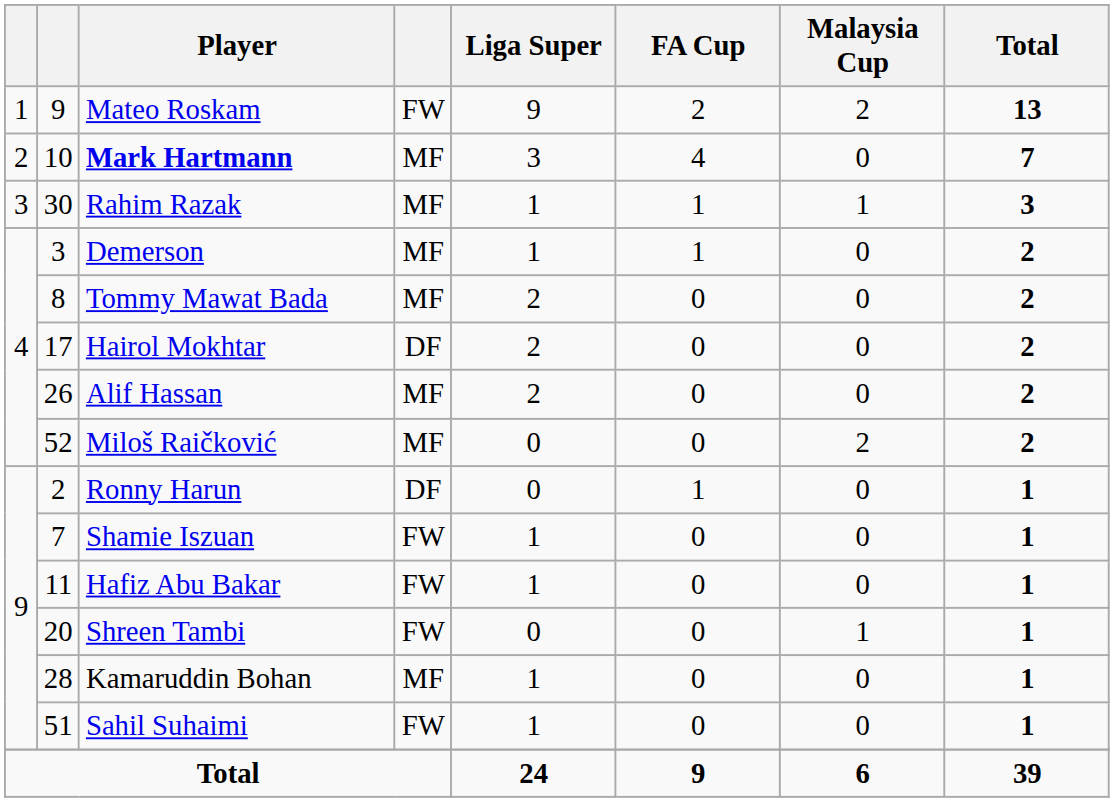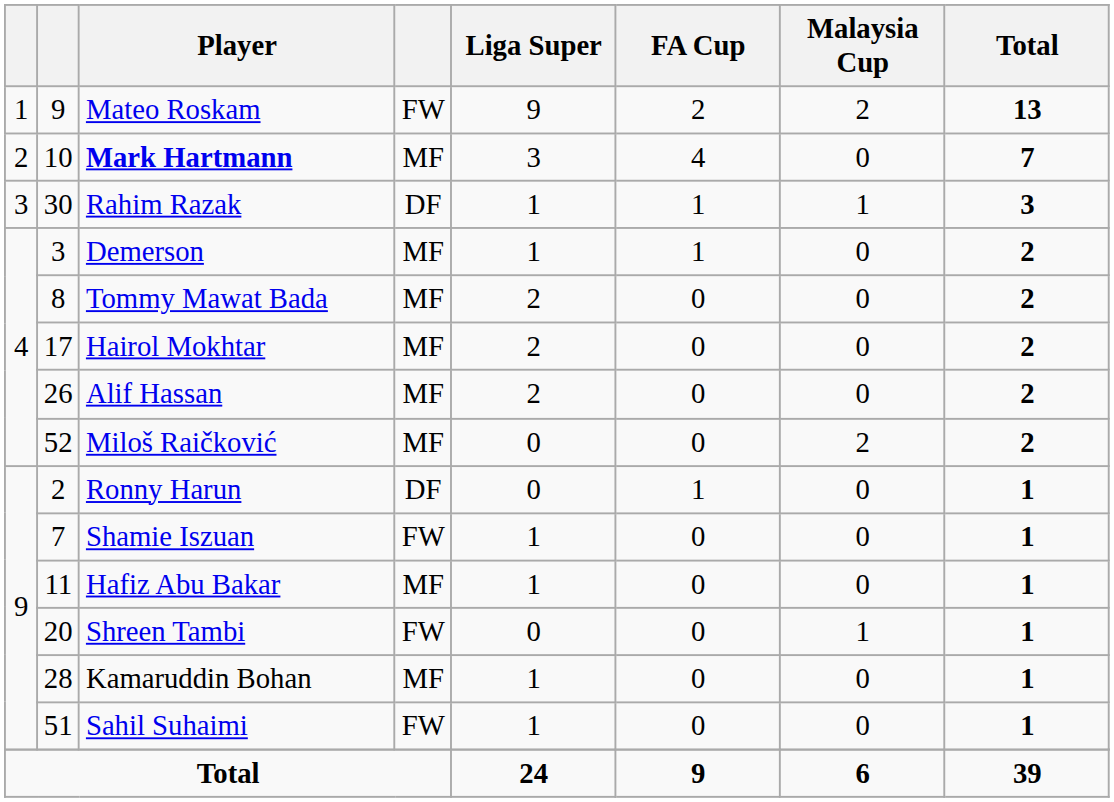(423, 204) MF -> (423, 204) DF
(423, 346) DF -> (423, 346) MF
(423, 583) FW -> (423, 583) MF
